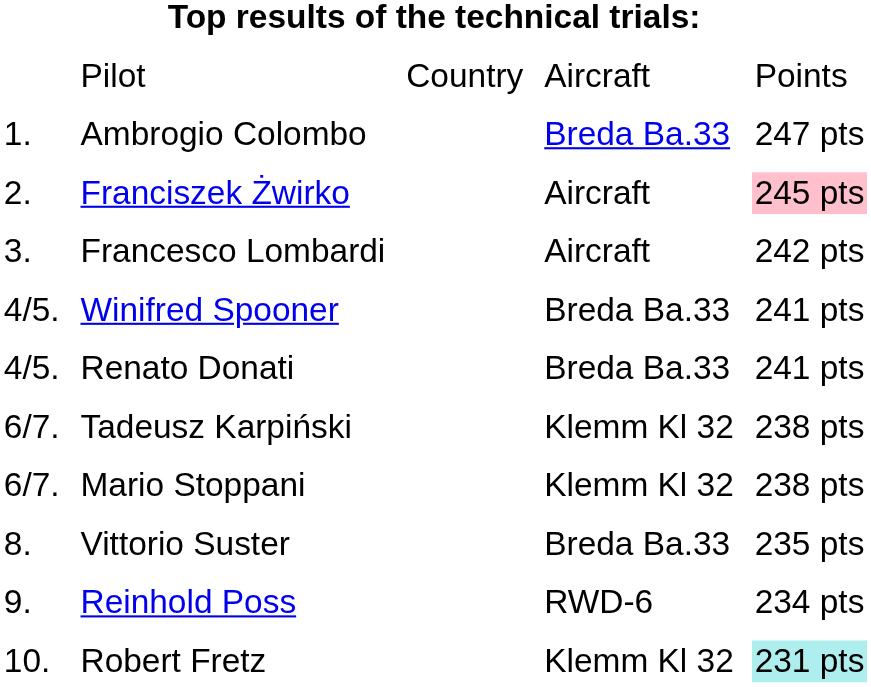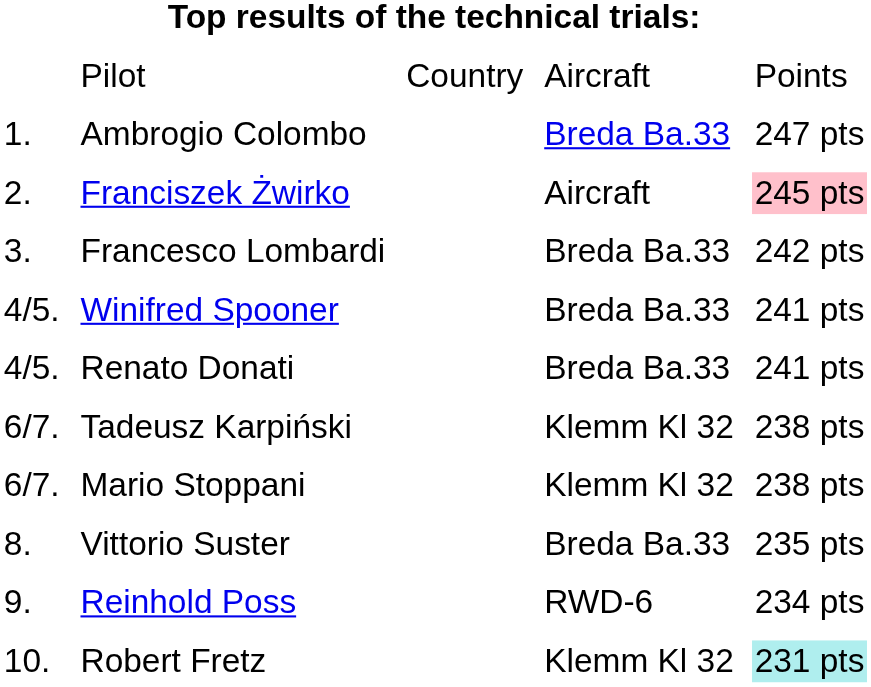(597, 251) Aircraft -> (637, 251) Breda Ba.33
